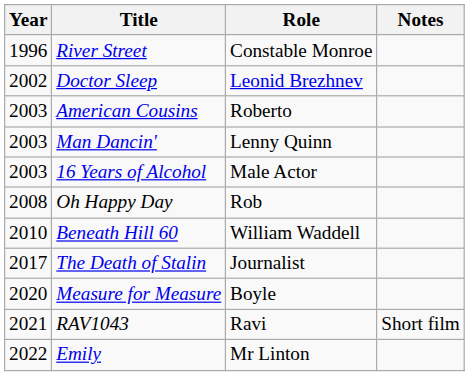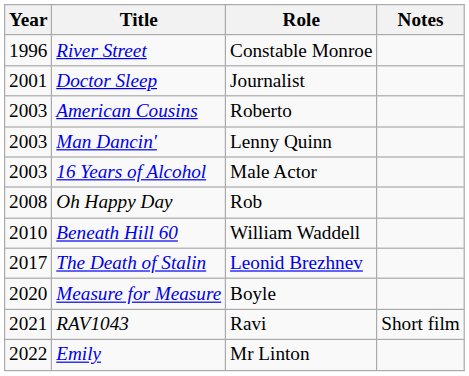(28, 80) 2002 -> (28, 80) 2001
(296, 80) Leonid Brezhnev -> (267, 80) Journalist
(267, 263) Journalist -> (296, 263) Leonid Brezhnev
